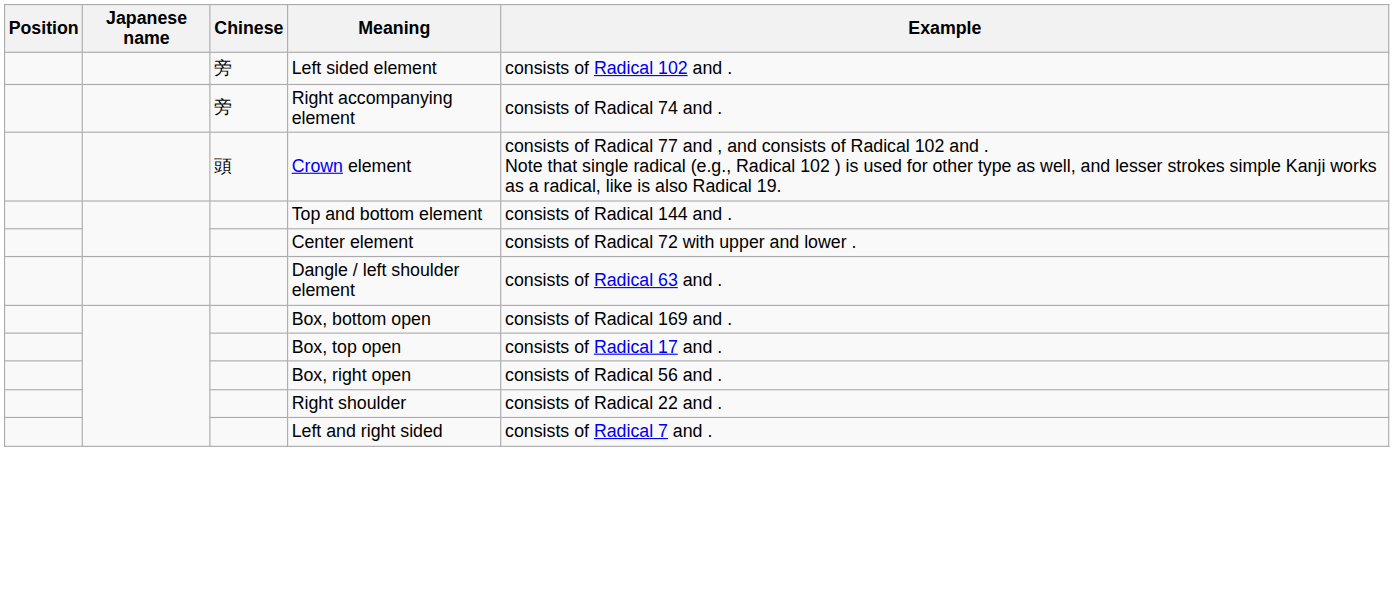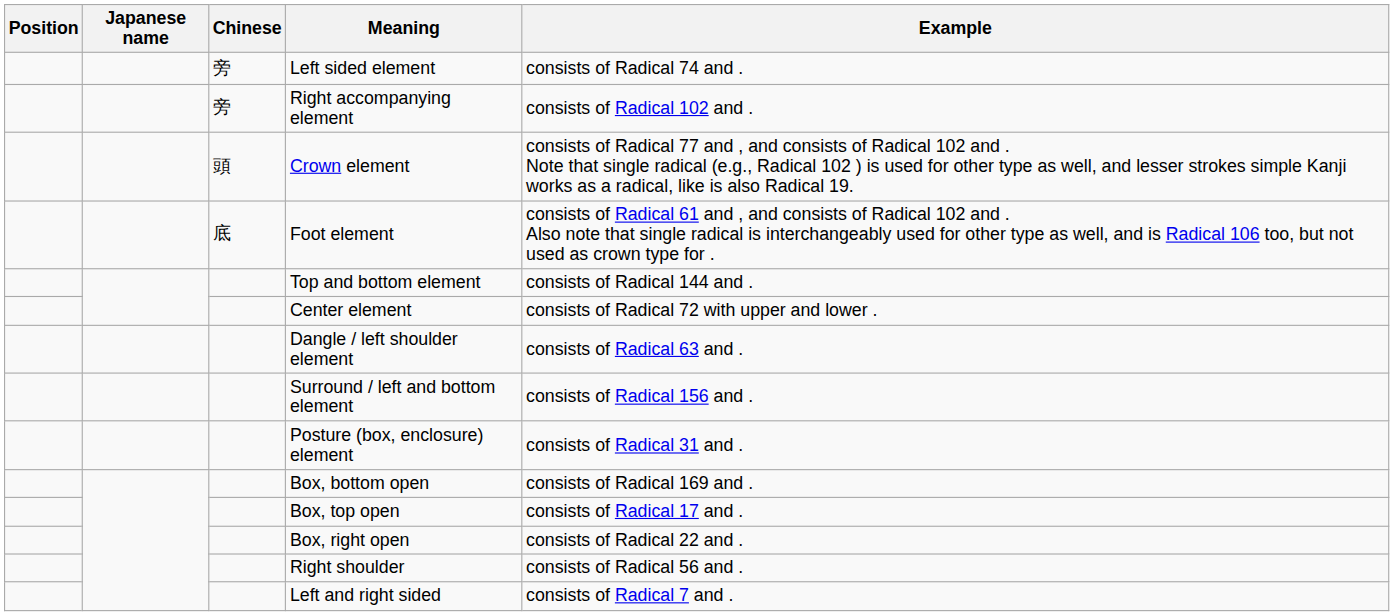(619, 68) consists of Radical 102 and . -> (635, 68) consists of Radical 74 and .
(614, 108) consists of Radical 74 and . -> (640, 108) consists of Radical 102 and .
+ row: (342, 234)
+ row: (393, 397)
+ row: (387, 445)
(614, 375) consists of Radical 56 and . -> (635, 539) consists of Radical 22 and .
(614, 403) consists of Radical 22 and . -> (635, 567) consists of Radical 56 and .
